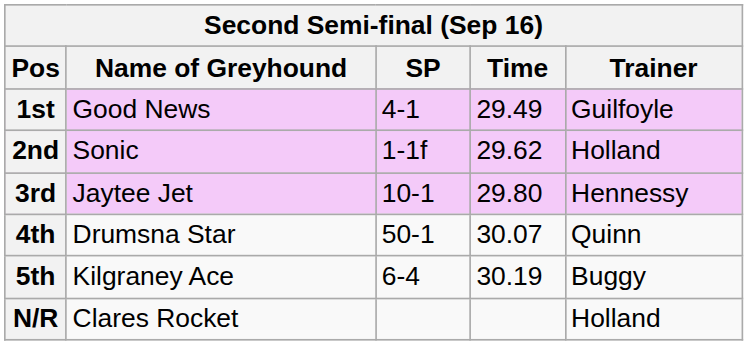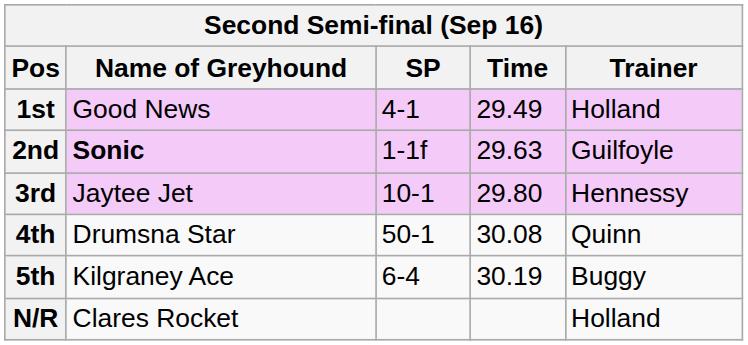(622, 109) Guilfoyle -> (616, 109) Holland
(106, 151) normal -> (109, 151) bold
(509, 151) 29.62 -> (509, 151) 29.63
(616, 151) Holland -> (622, 151) Guilfoyle
(509, 234) 30.07 -> (509, 234) 30.08
